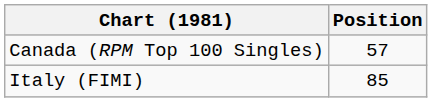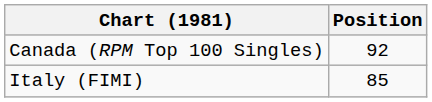(378, 50) 57 -> (378, 50) 92
